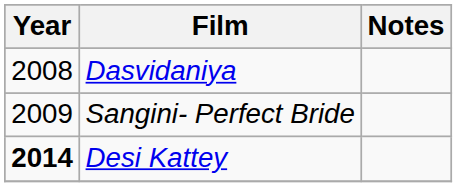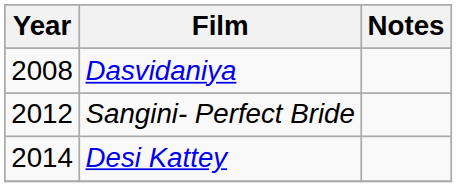(42, 114) 2009 -> (42, 114) 2012
(42, 158) bold -> (42, 158) normal
